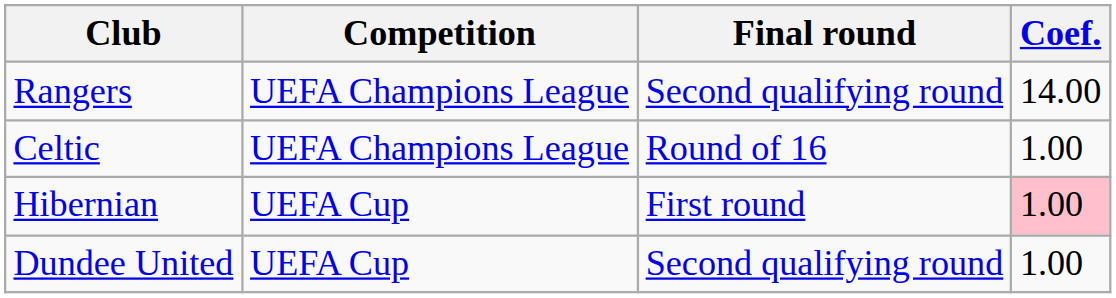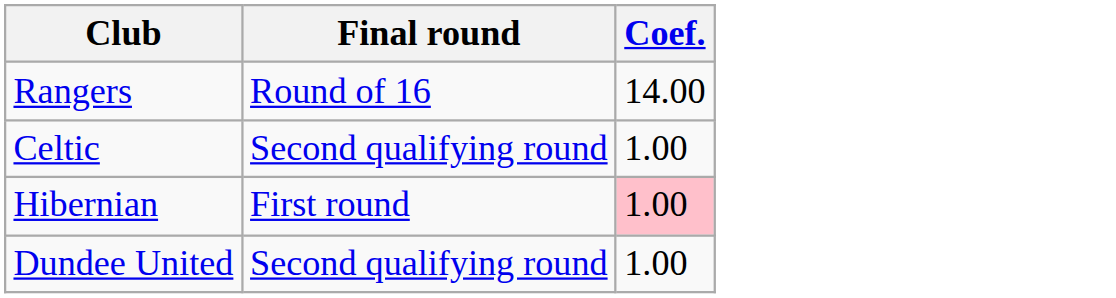- column: (440, 33)
(824, 90) Second qualifying round -> (340, 90) Round of 16
(736, 147) Round of 16 -> (429, 147) Second qualifying round
